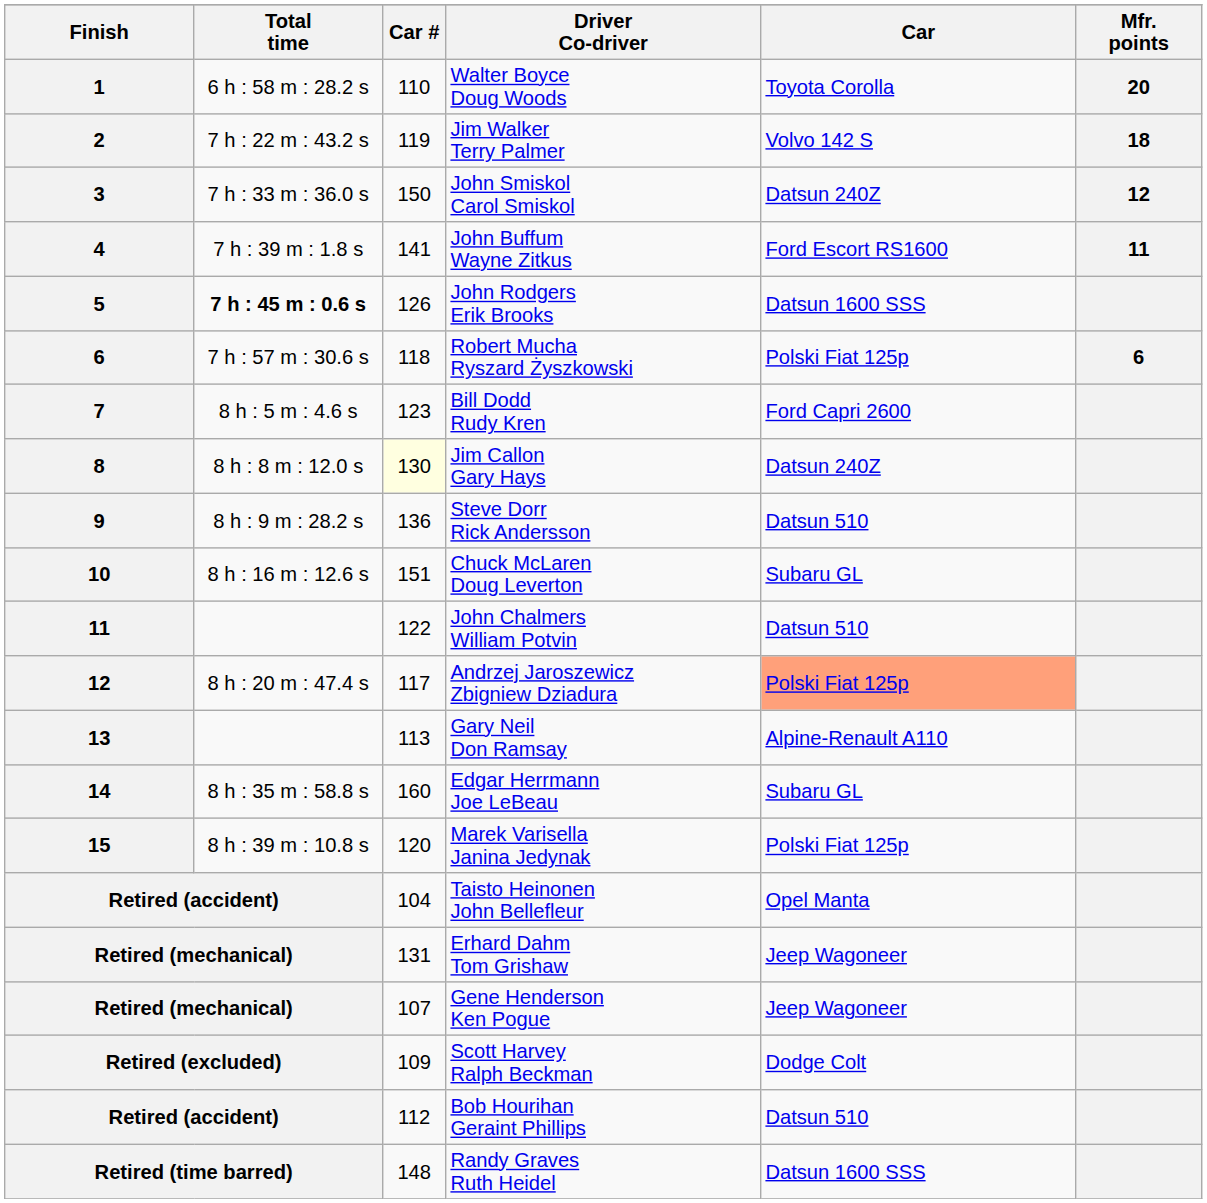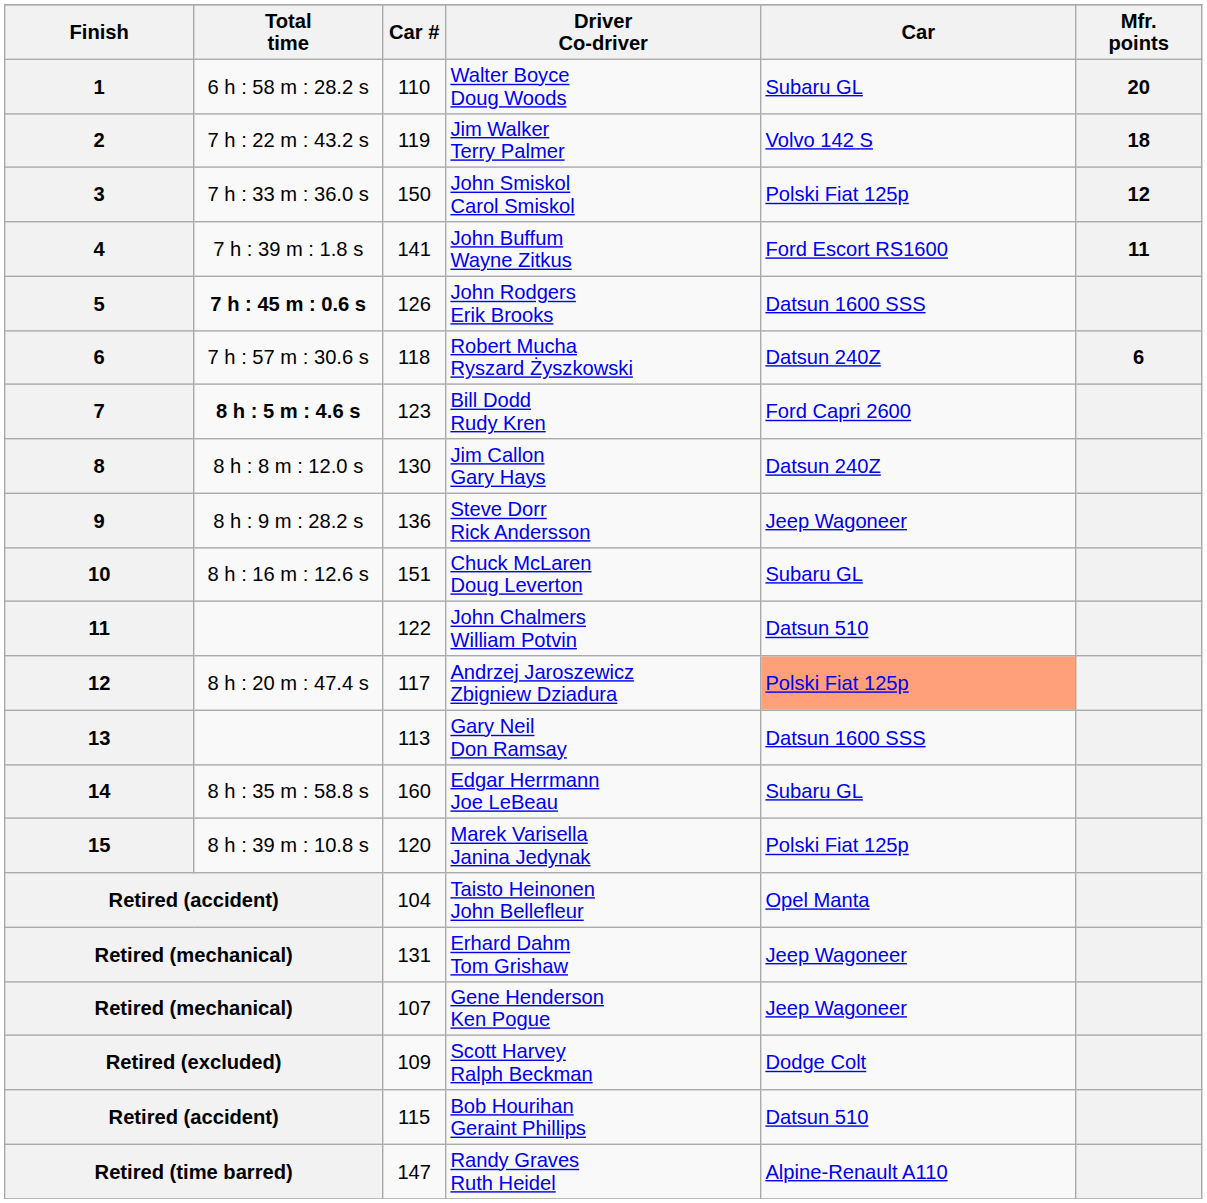(830, 86) Toyota Corolla -> (814, 86) Subaru GL
(823, 195) Datsun 240Z -> (837, 195) Polski Fiat 125p
(837, 358) Polski Fiat 125p -> (823, 358) Datsun 240Z
(288, 412) normal -> (288, 412) bold
(414, 466) lightyellow background -> (414, 466) no background
(817, 520) Datsun 510 -> (836, 520) Jeep Wagoneer
(857, 737) Alpine-Renault A110 -> (846, 737) Datsun 1600 SSS
(414, 1117) 112 -> (414, 1117) 115
(414, 1171) 148 -> (414, 1171) 147
(846, 1171) Datsun 1600 SSS -> (857, 1171) Alpine-Renault A110
